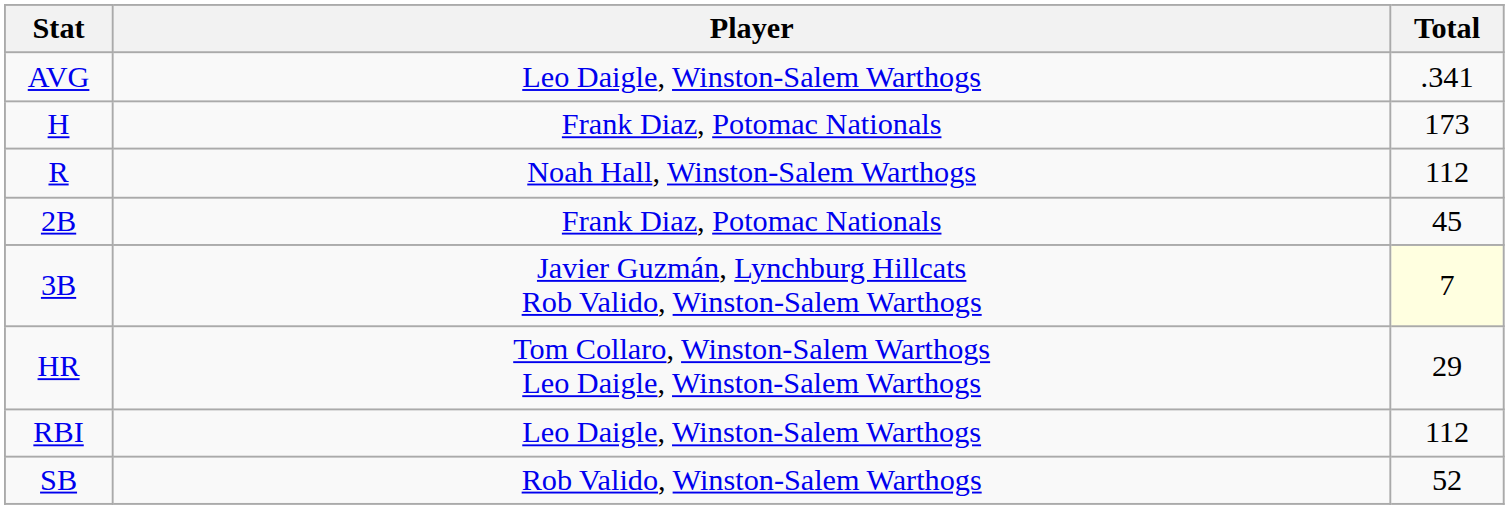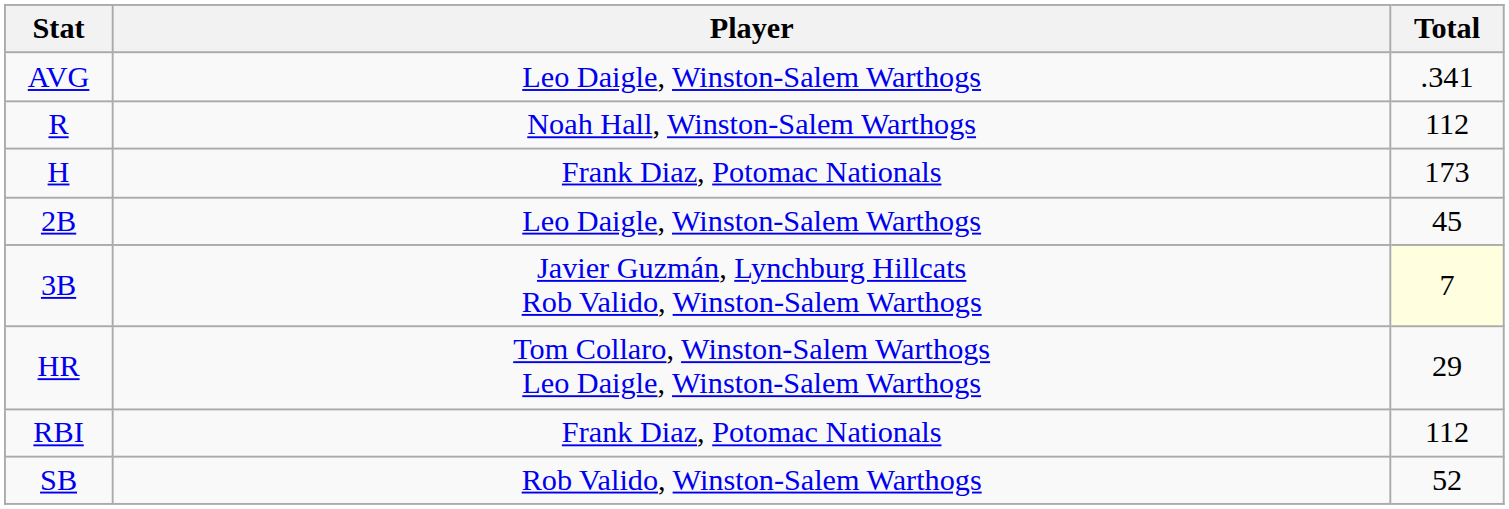rows swapped: (59, 124) <-> (59, 172)
(752, 220) Frank Diaz, Potomac Nationals -> (752, 220) Leo Daigle, Winston-Salem Warthogs
(752, 432) Leo Daigle, Winston-Salem Warthogs -> (752, 432) Frank Diaz, Potomac Nationals
